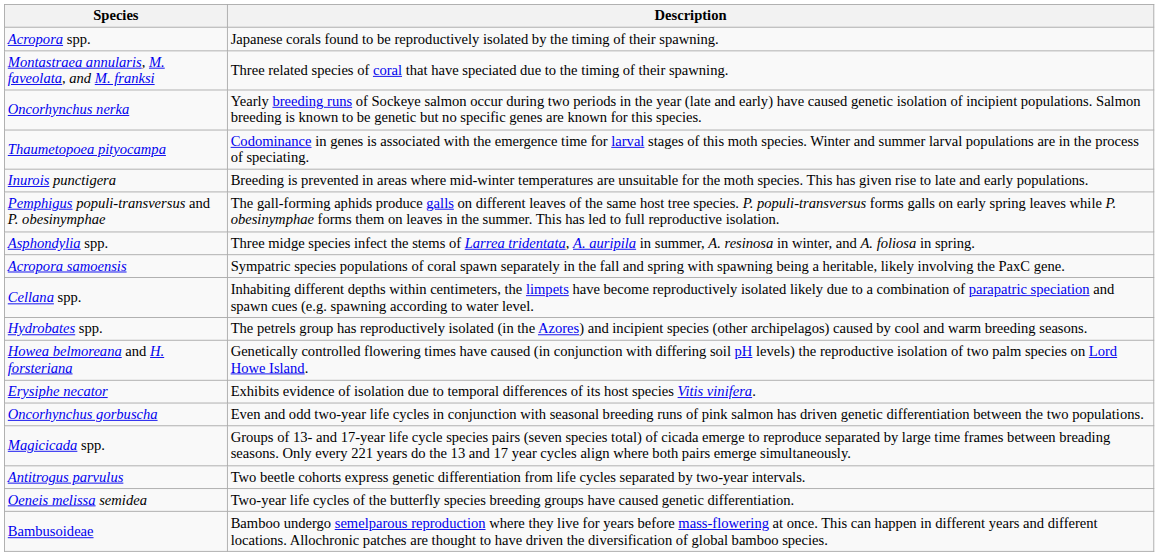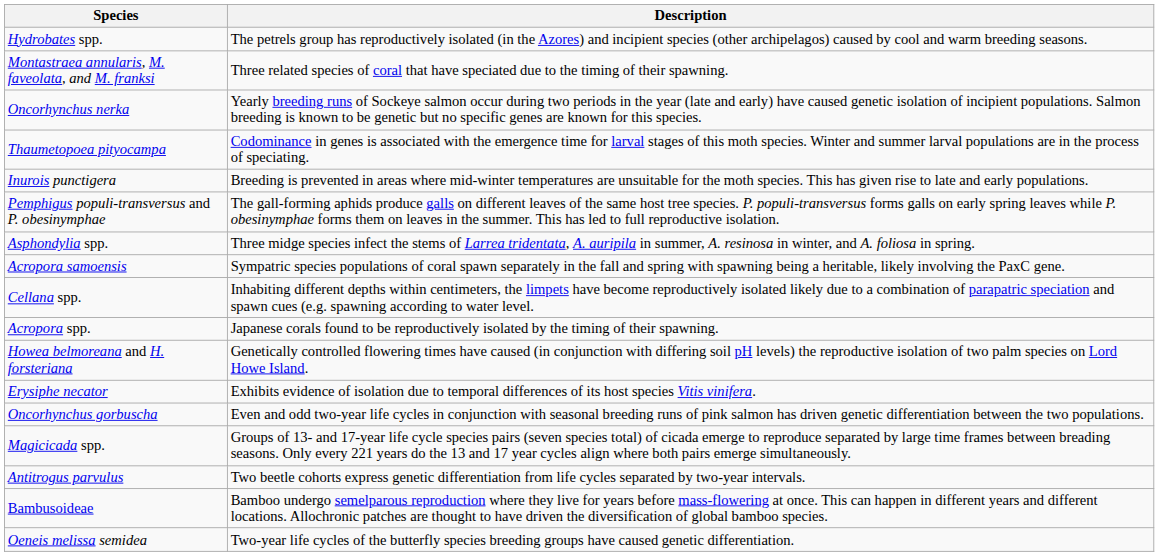rows swapped: (49, 39) <-> (55, 328)
rows swapped: (77, 500) <-> (51, 531)
